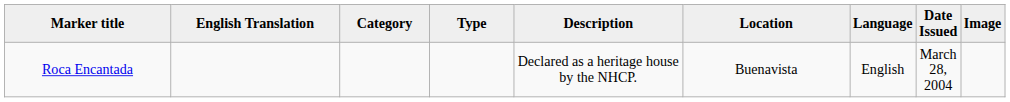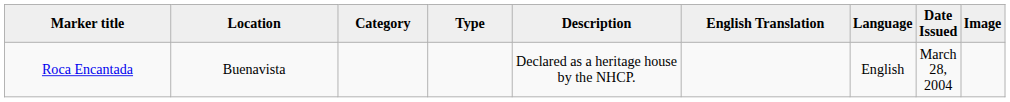columns swapped: (255, 23) <-> (766, 23)
